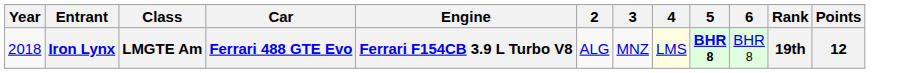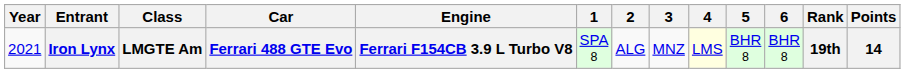+ column: (594, 16)
(25, 48) 2018 -> (25, 48) 2021
(710, 48) bold -> (746, 47) normal
(838, 48) 12 -> (874, 48) 14
